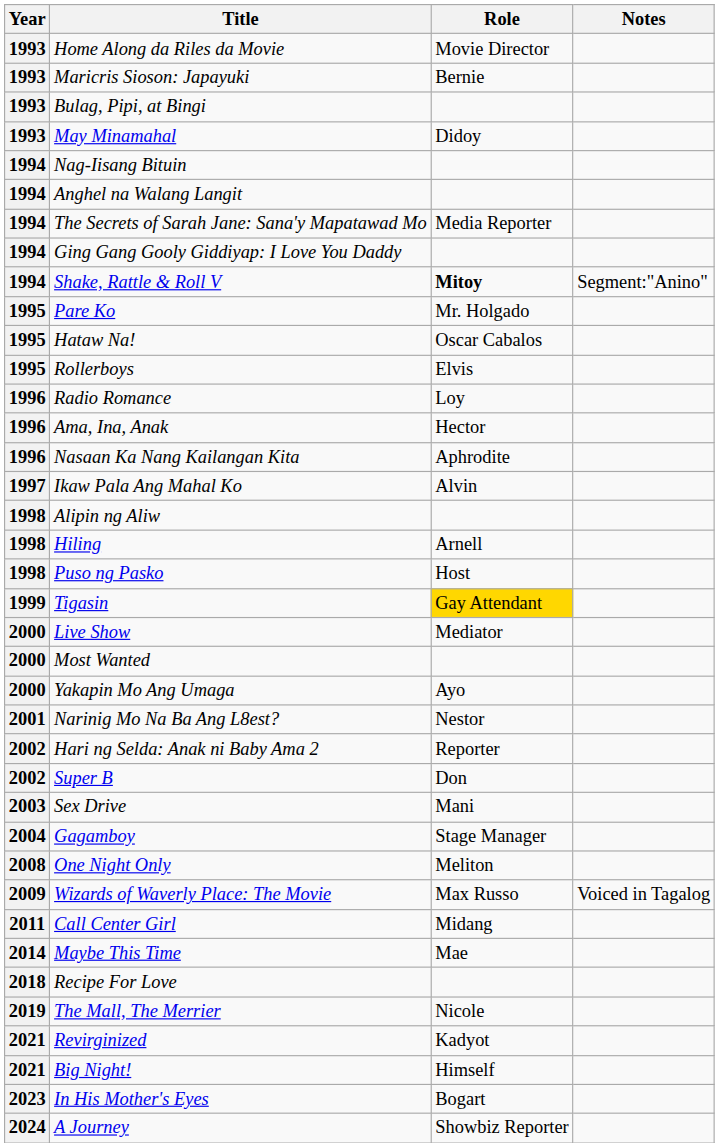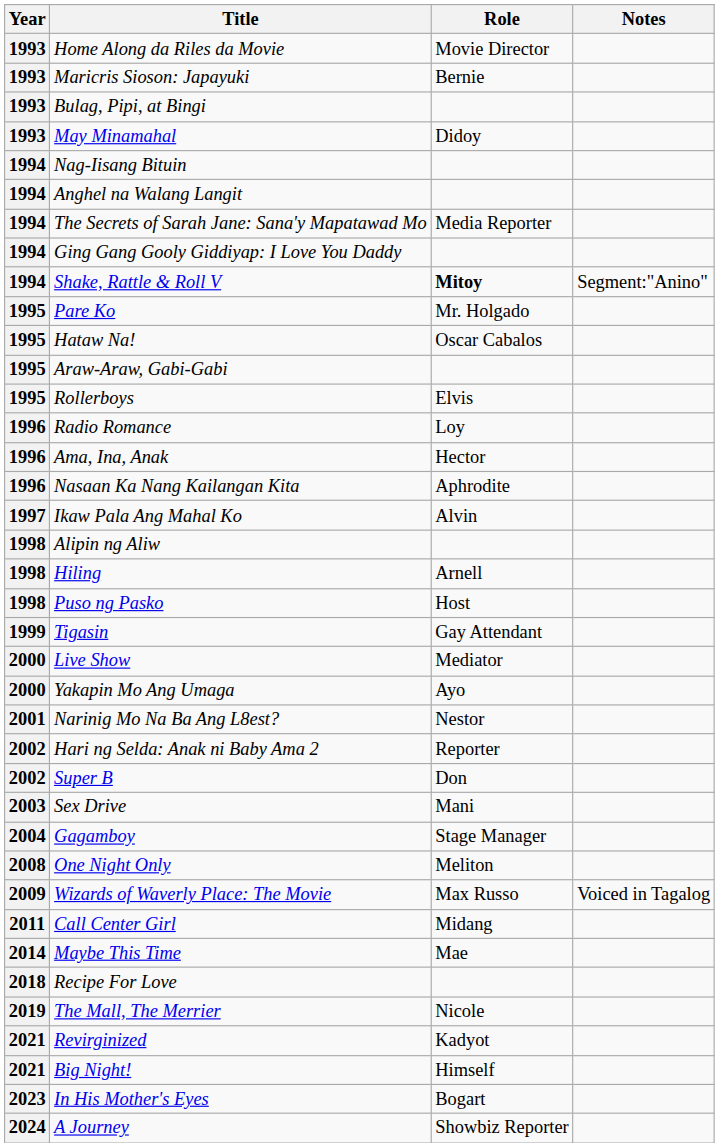+ row: (141, 369)
(489, 602) gold background -> (489, 631) no background
- row: (102, 661)
